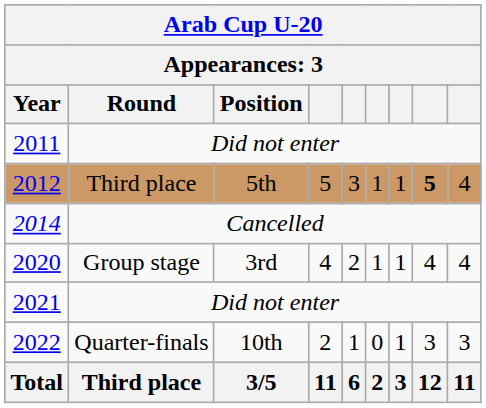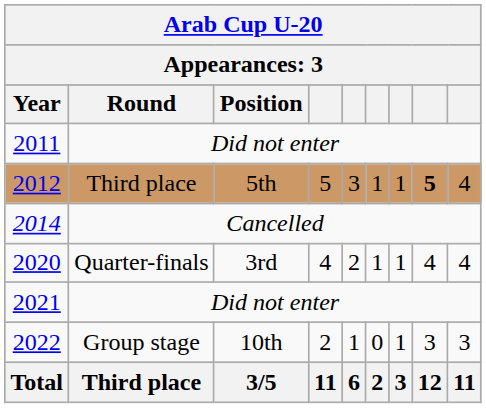(141, 262) Group stage -> (141, 262) Quarter-finals
(141, 342) Quarter-finals -> (141, 342) Group stage
